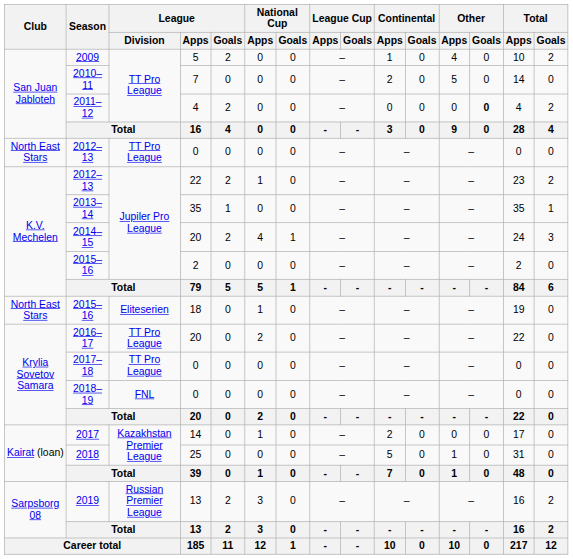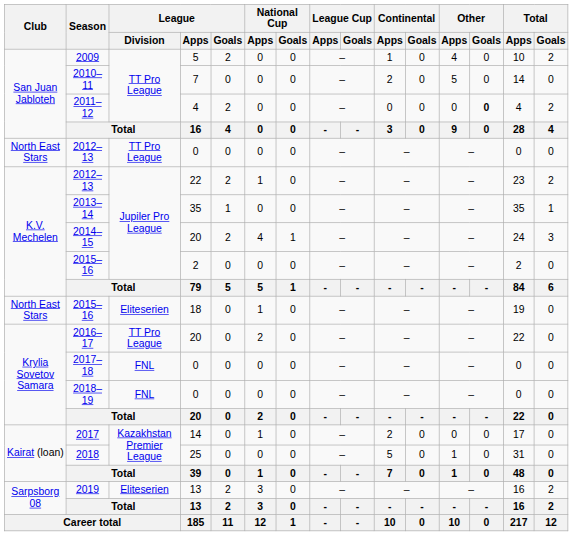(144, 366) TT Pro League -> (144, 366) FNL
(144, 501) Russian Premier League -> (144, 489) Eliteserien
